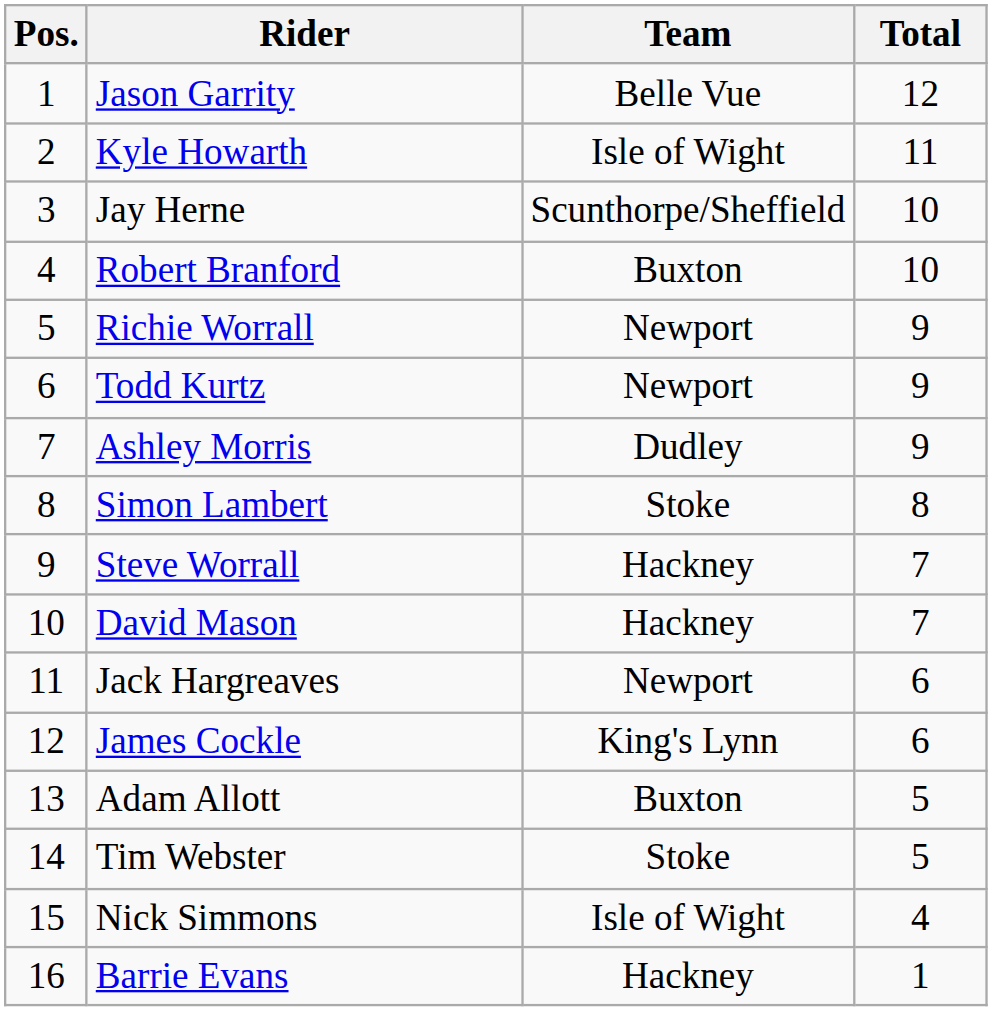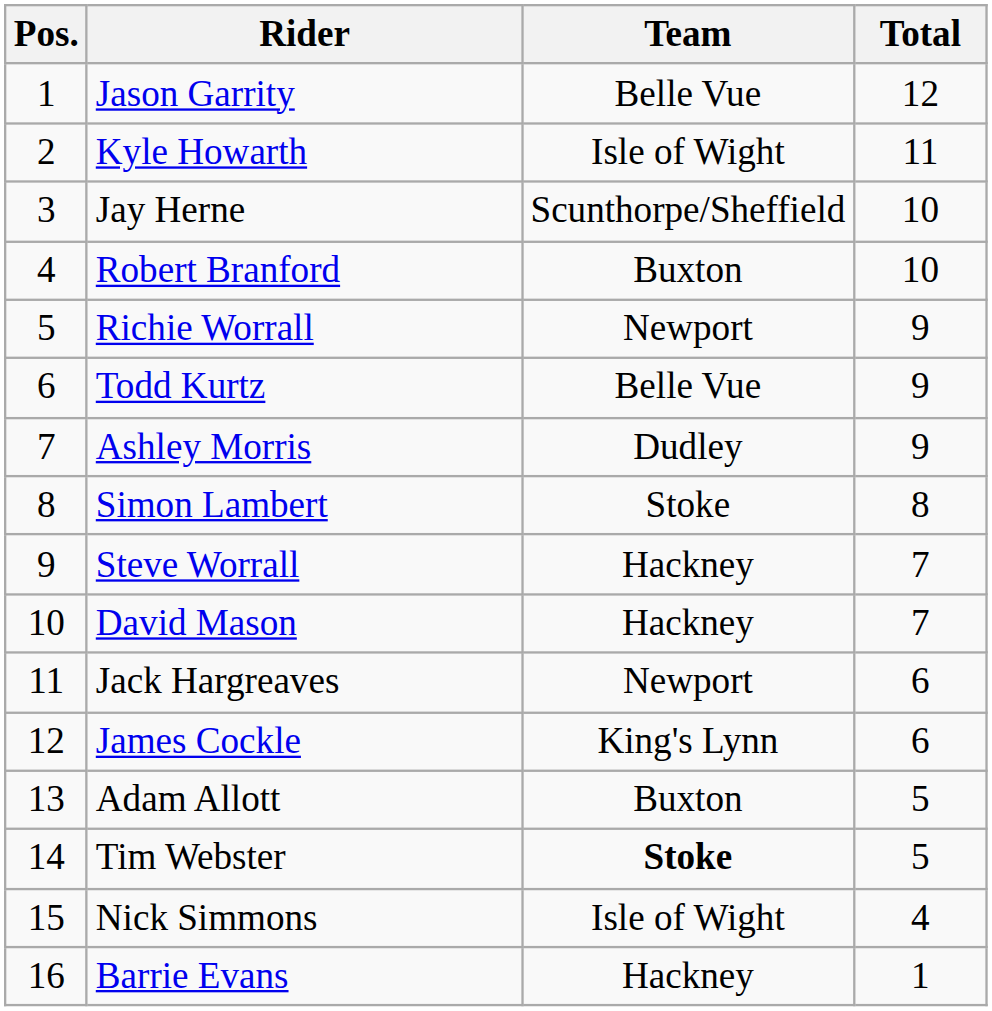(688, 387) Newport -> (688, 387) Belle Vue
(688, 858) normal -> (688, 858) bold
